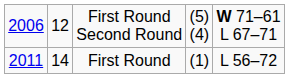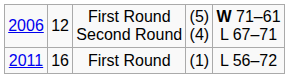(60, 60) 14 -> (60, 60) 16
